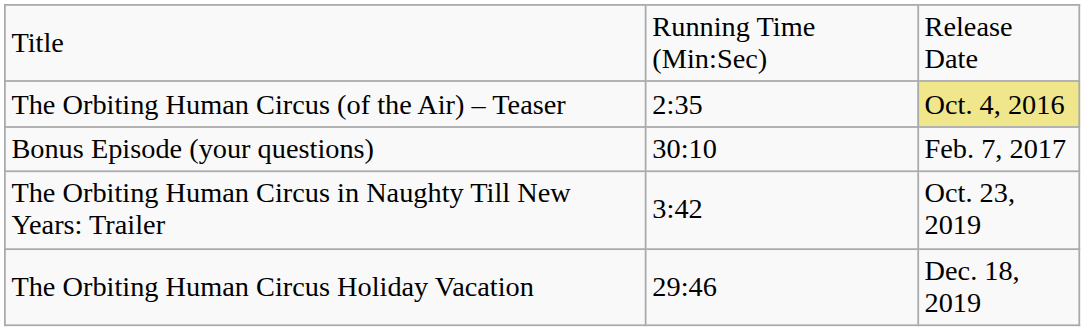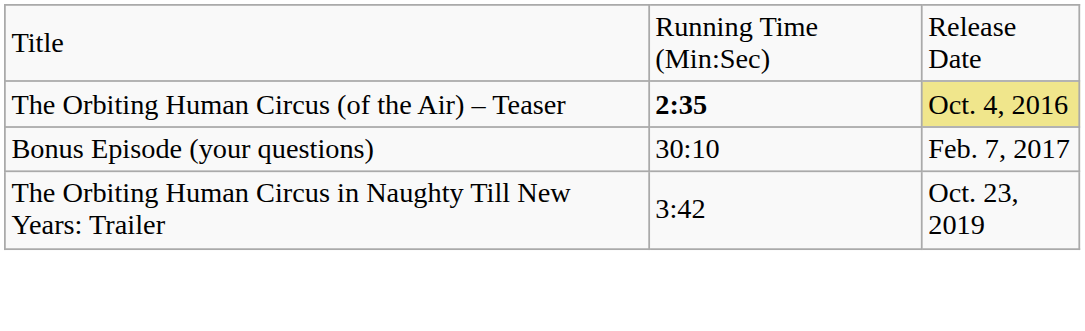(678, 103) normal -> (681, 103) bold
- row: (273, 286)
